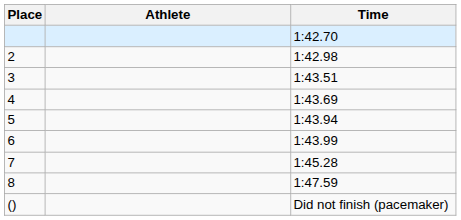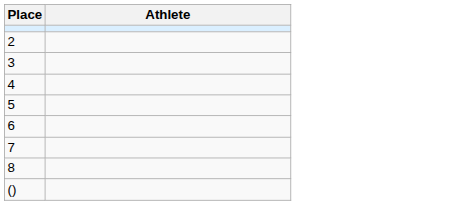- column: (373, 15)
